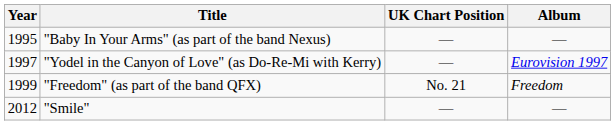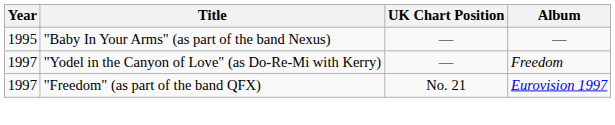(559, 62) Eurovision 1997 -> (537, 62) Freedom
(22, 85) 1999 -> (22, 85) 1997
(537, 85) Freedom -> (559, 85) Eurovision 1997
- row: (67, 108)
